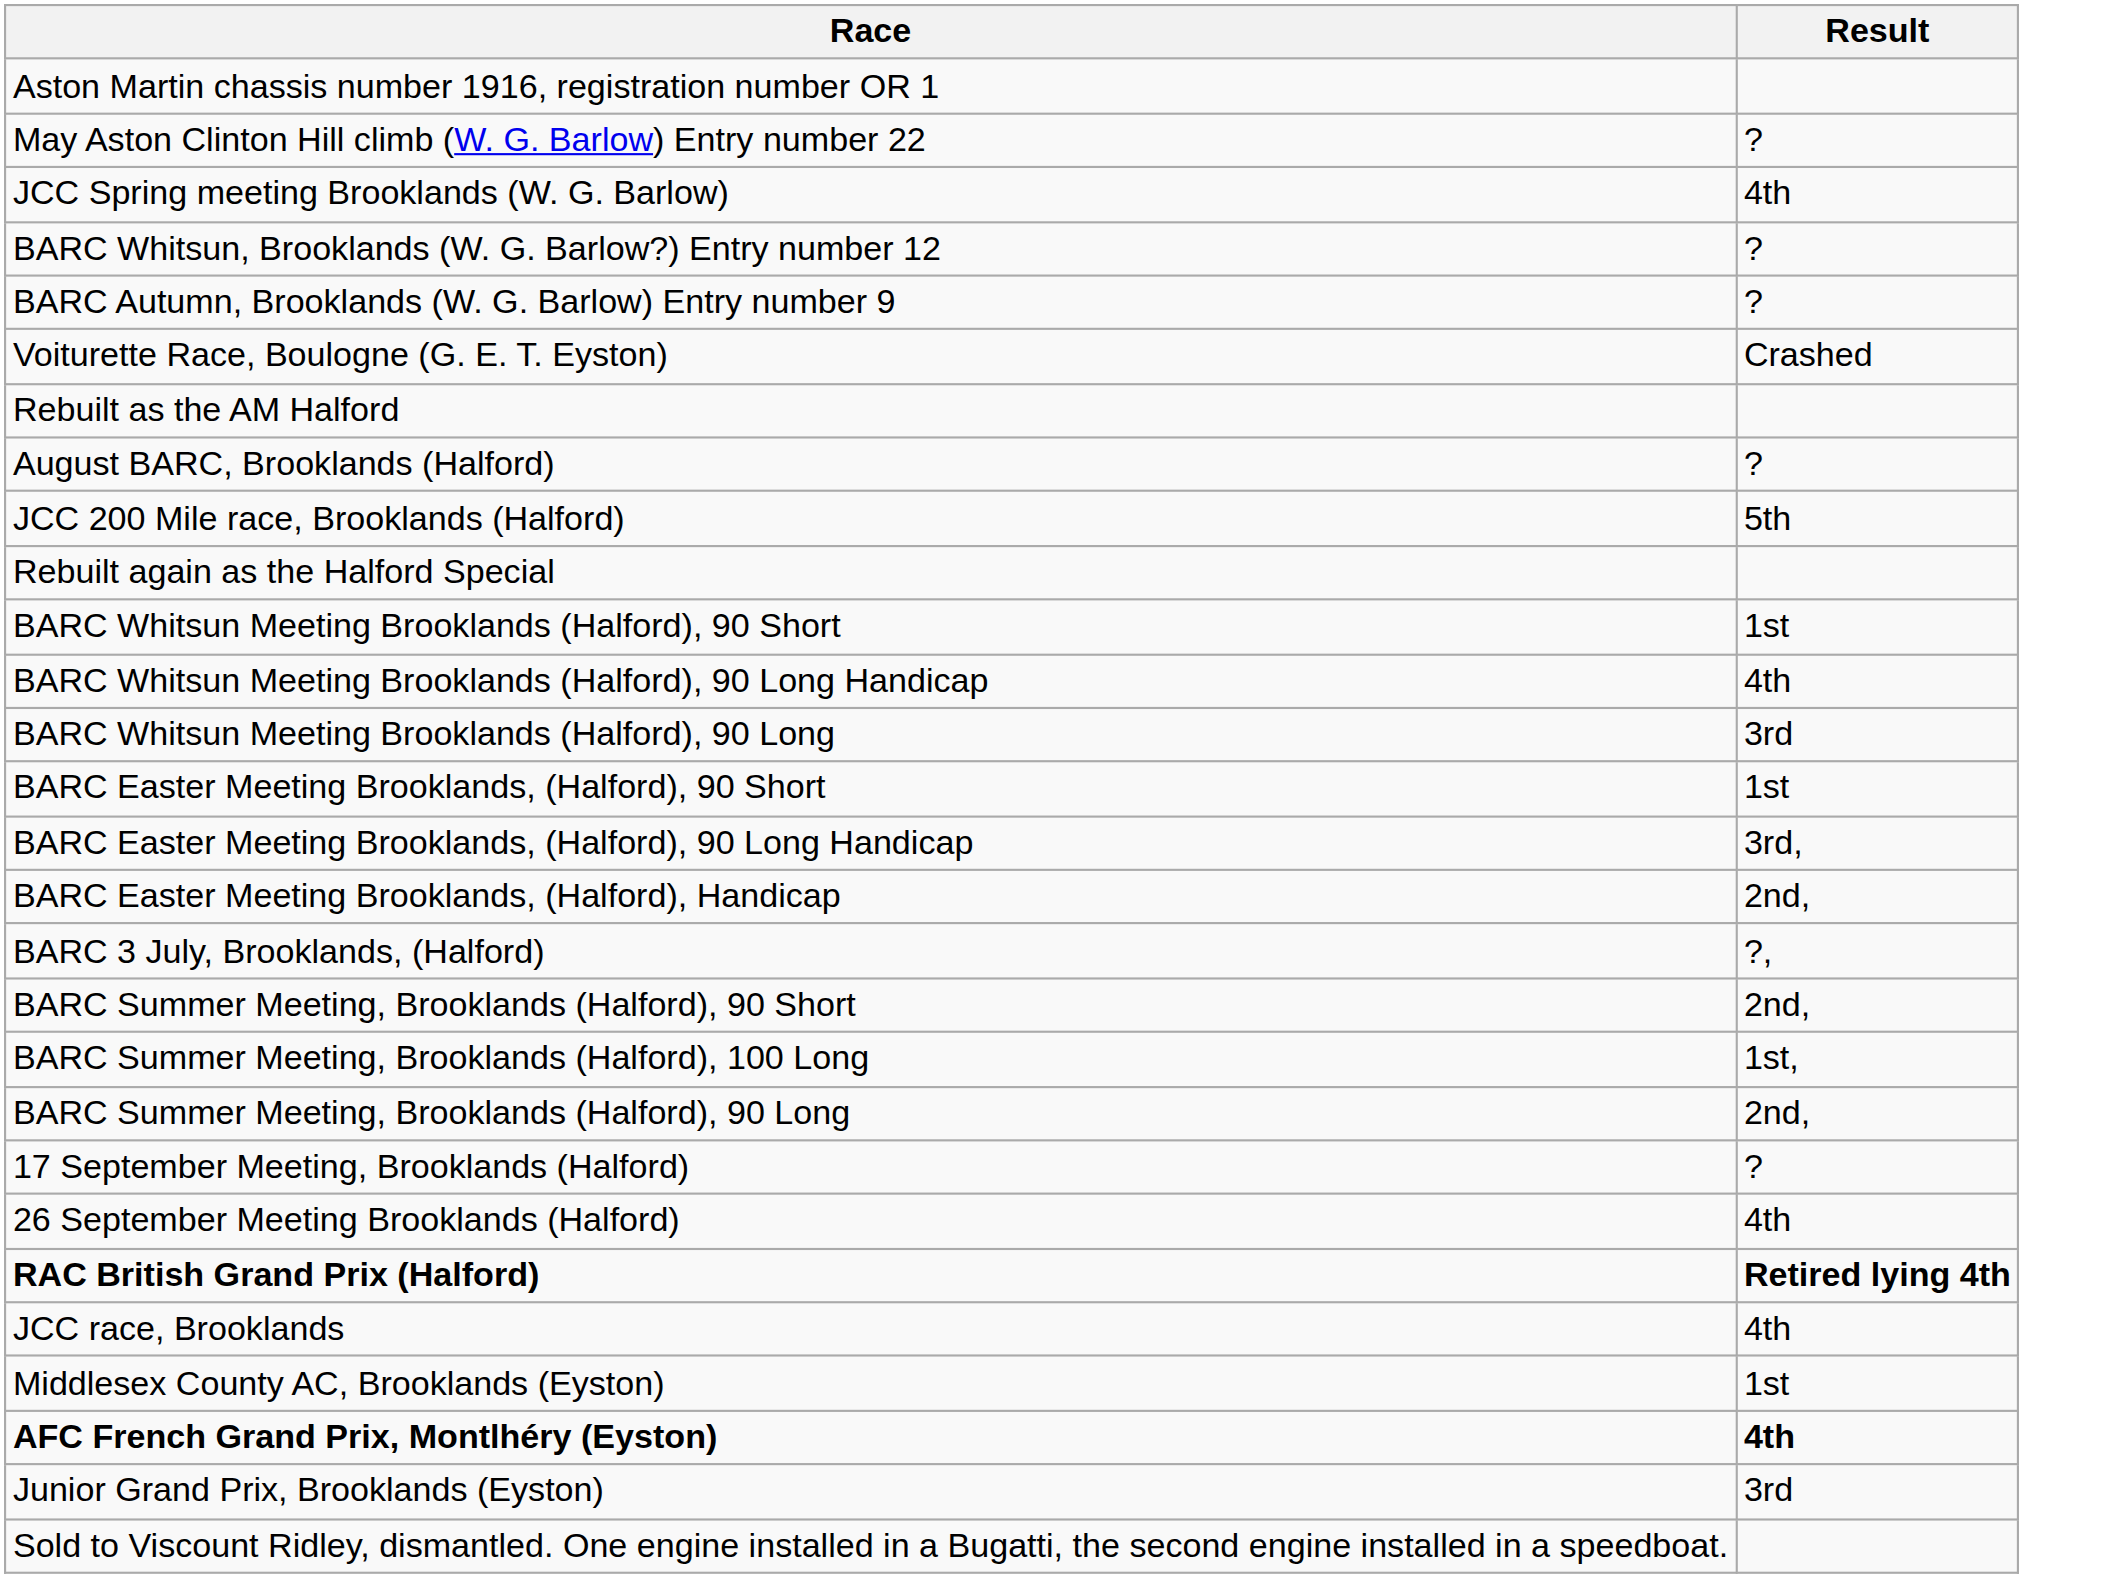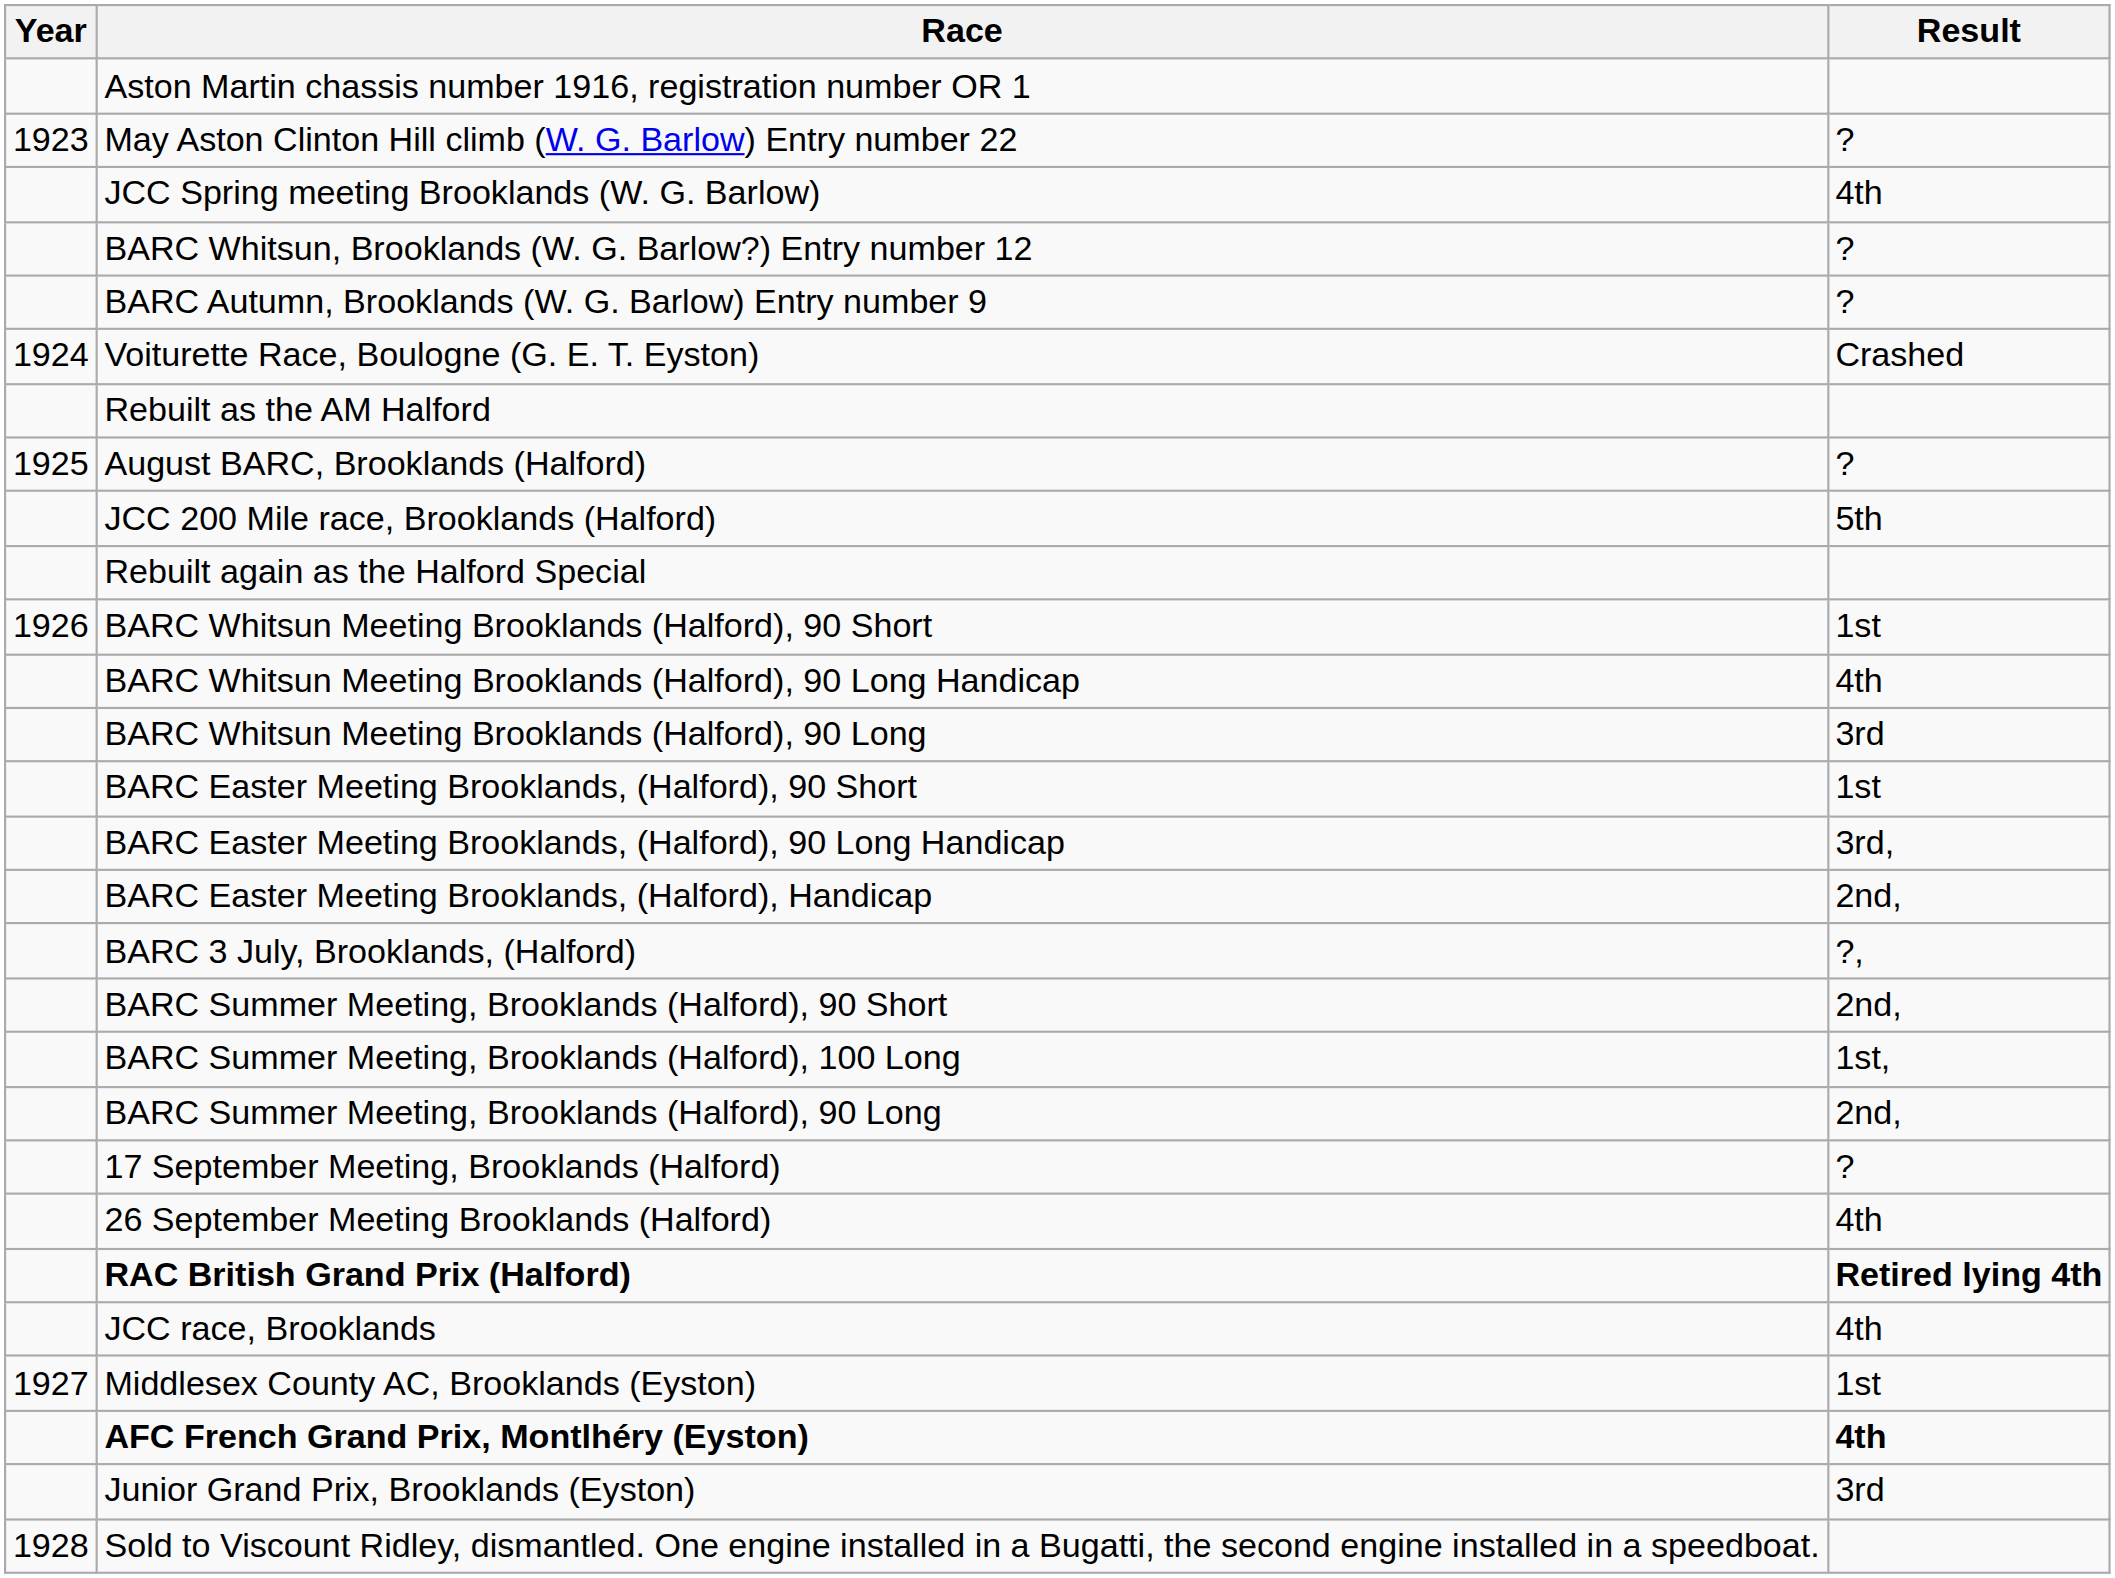+ column: (51, 31)
